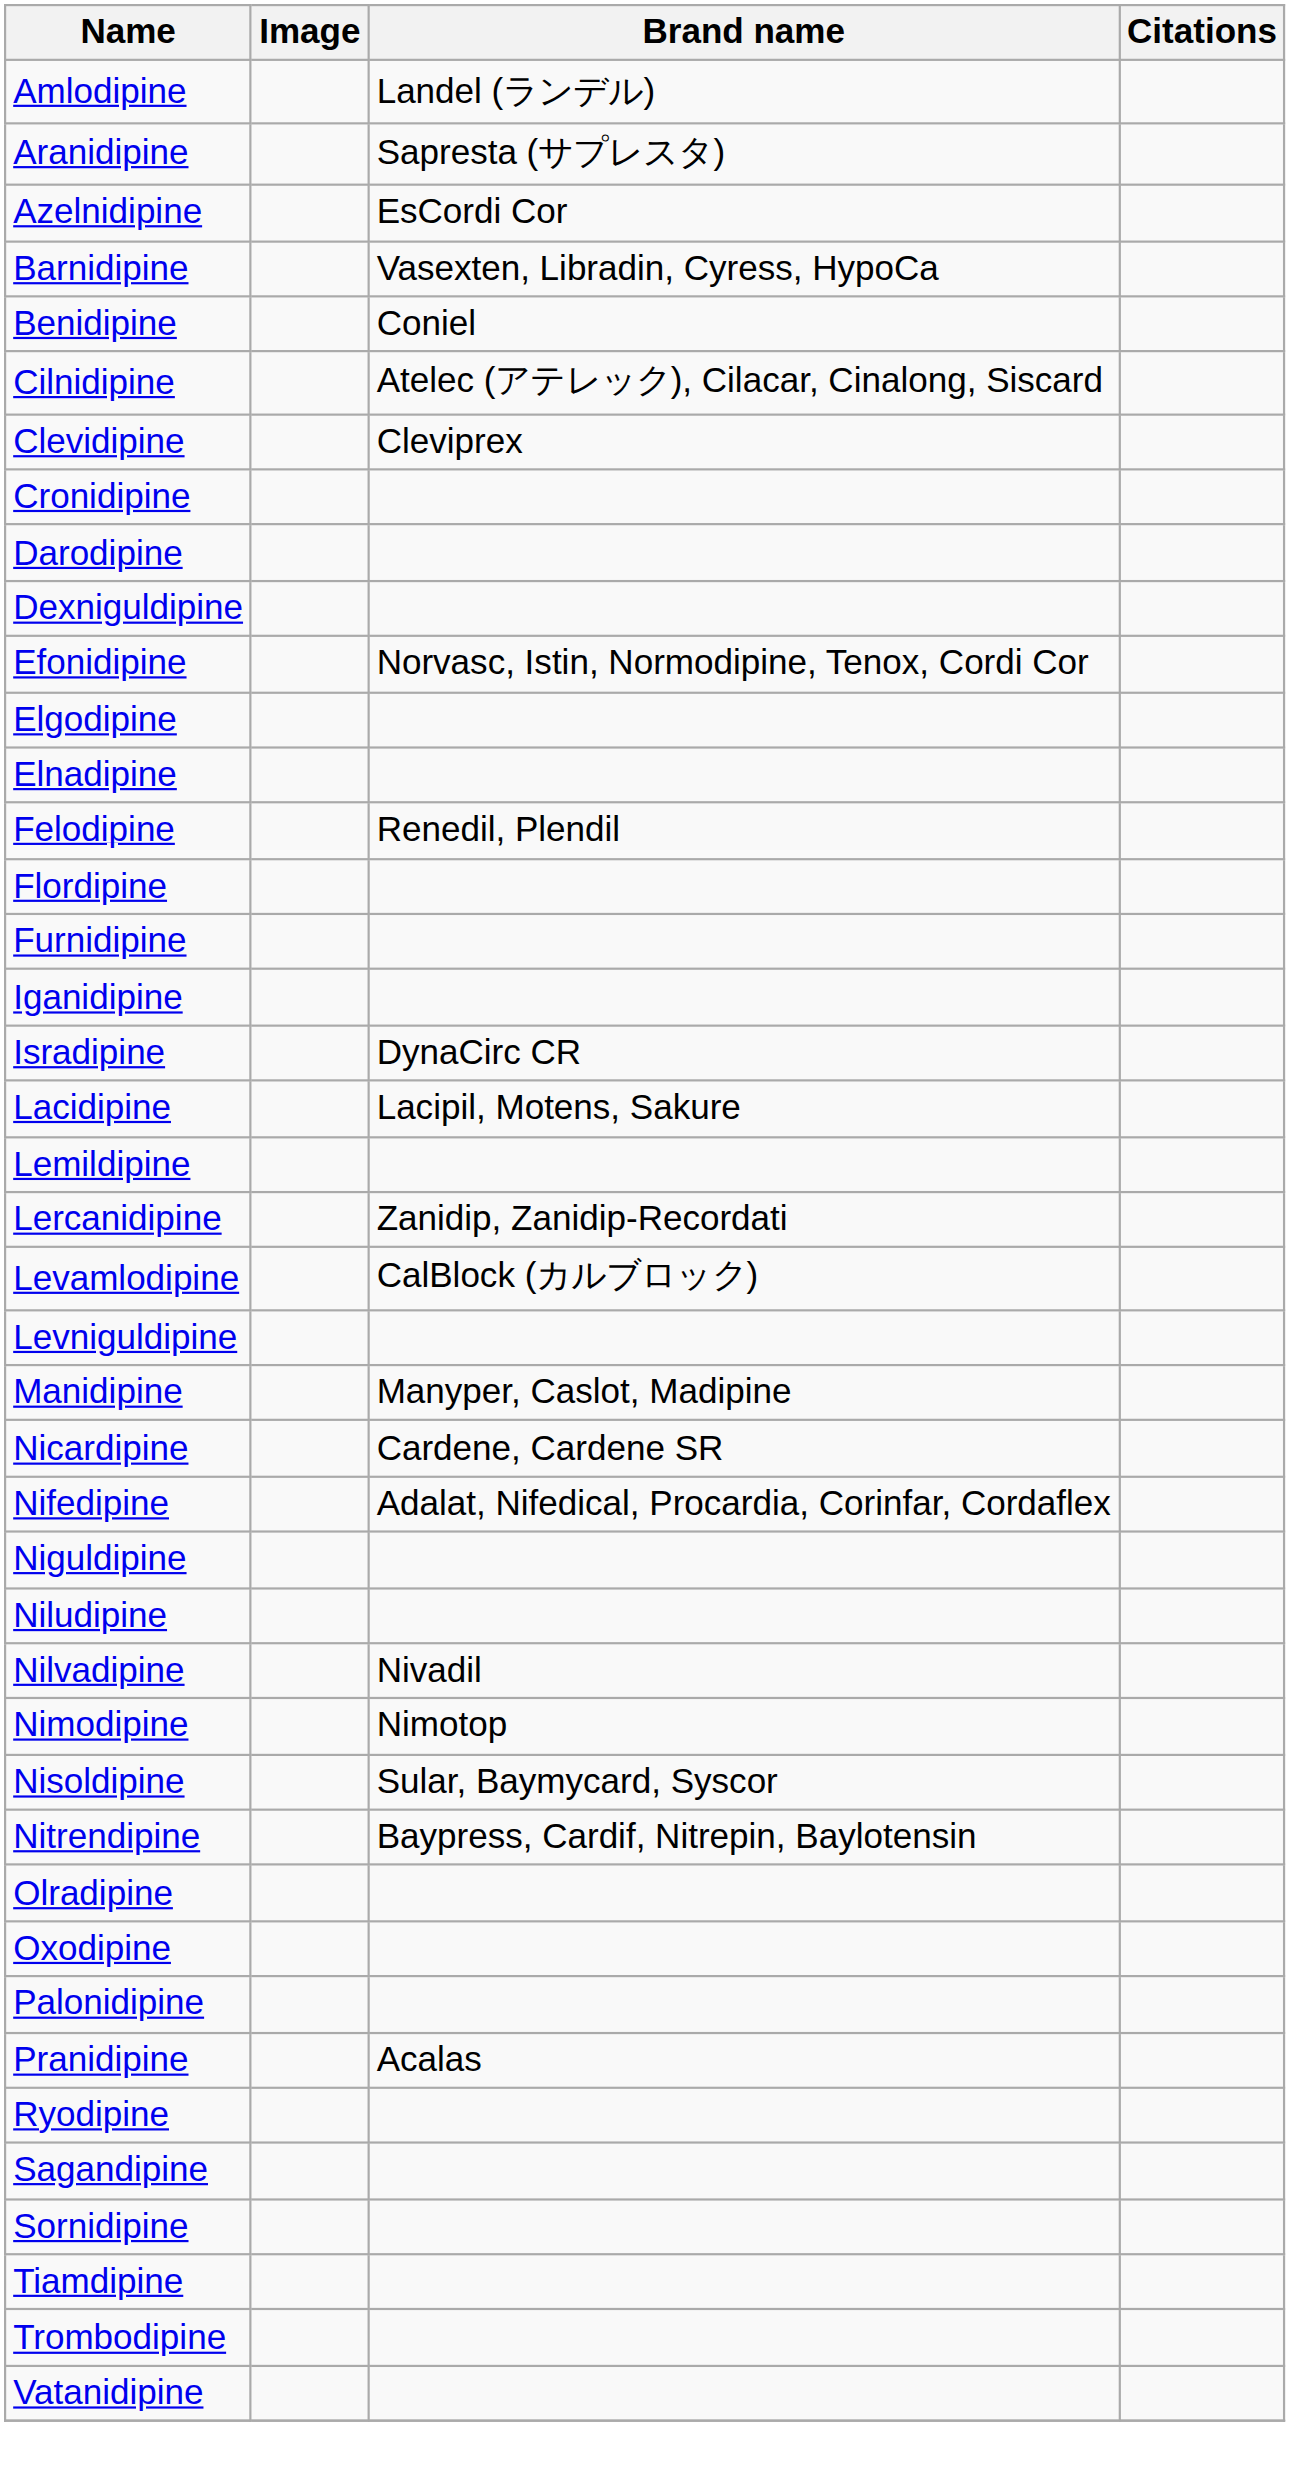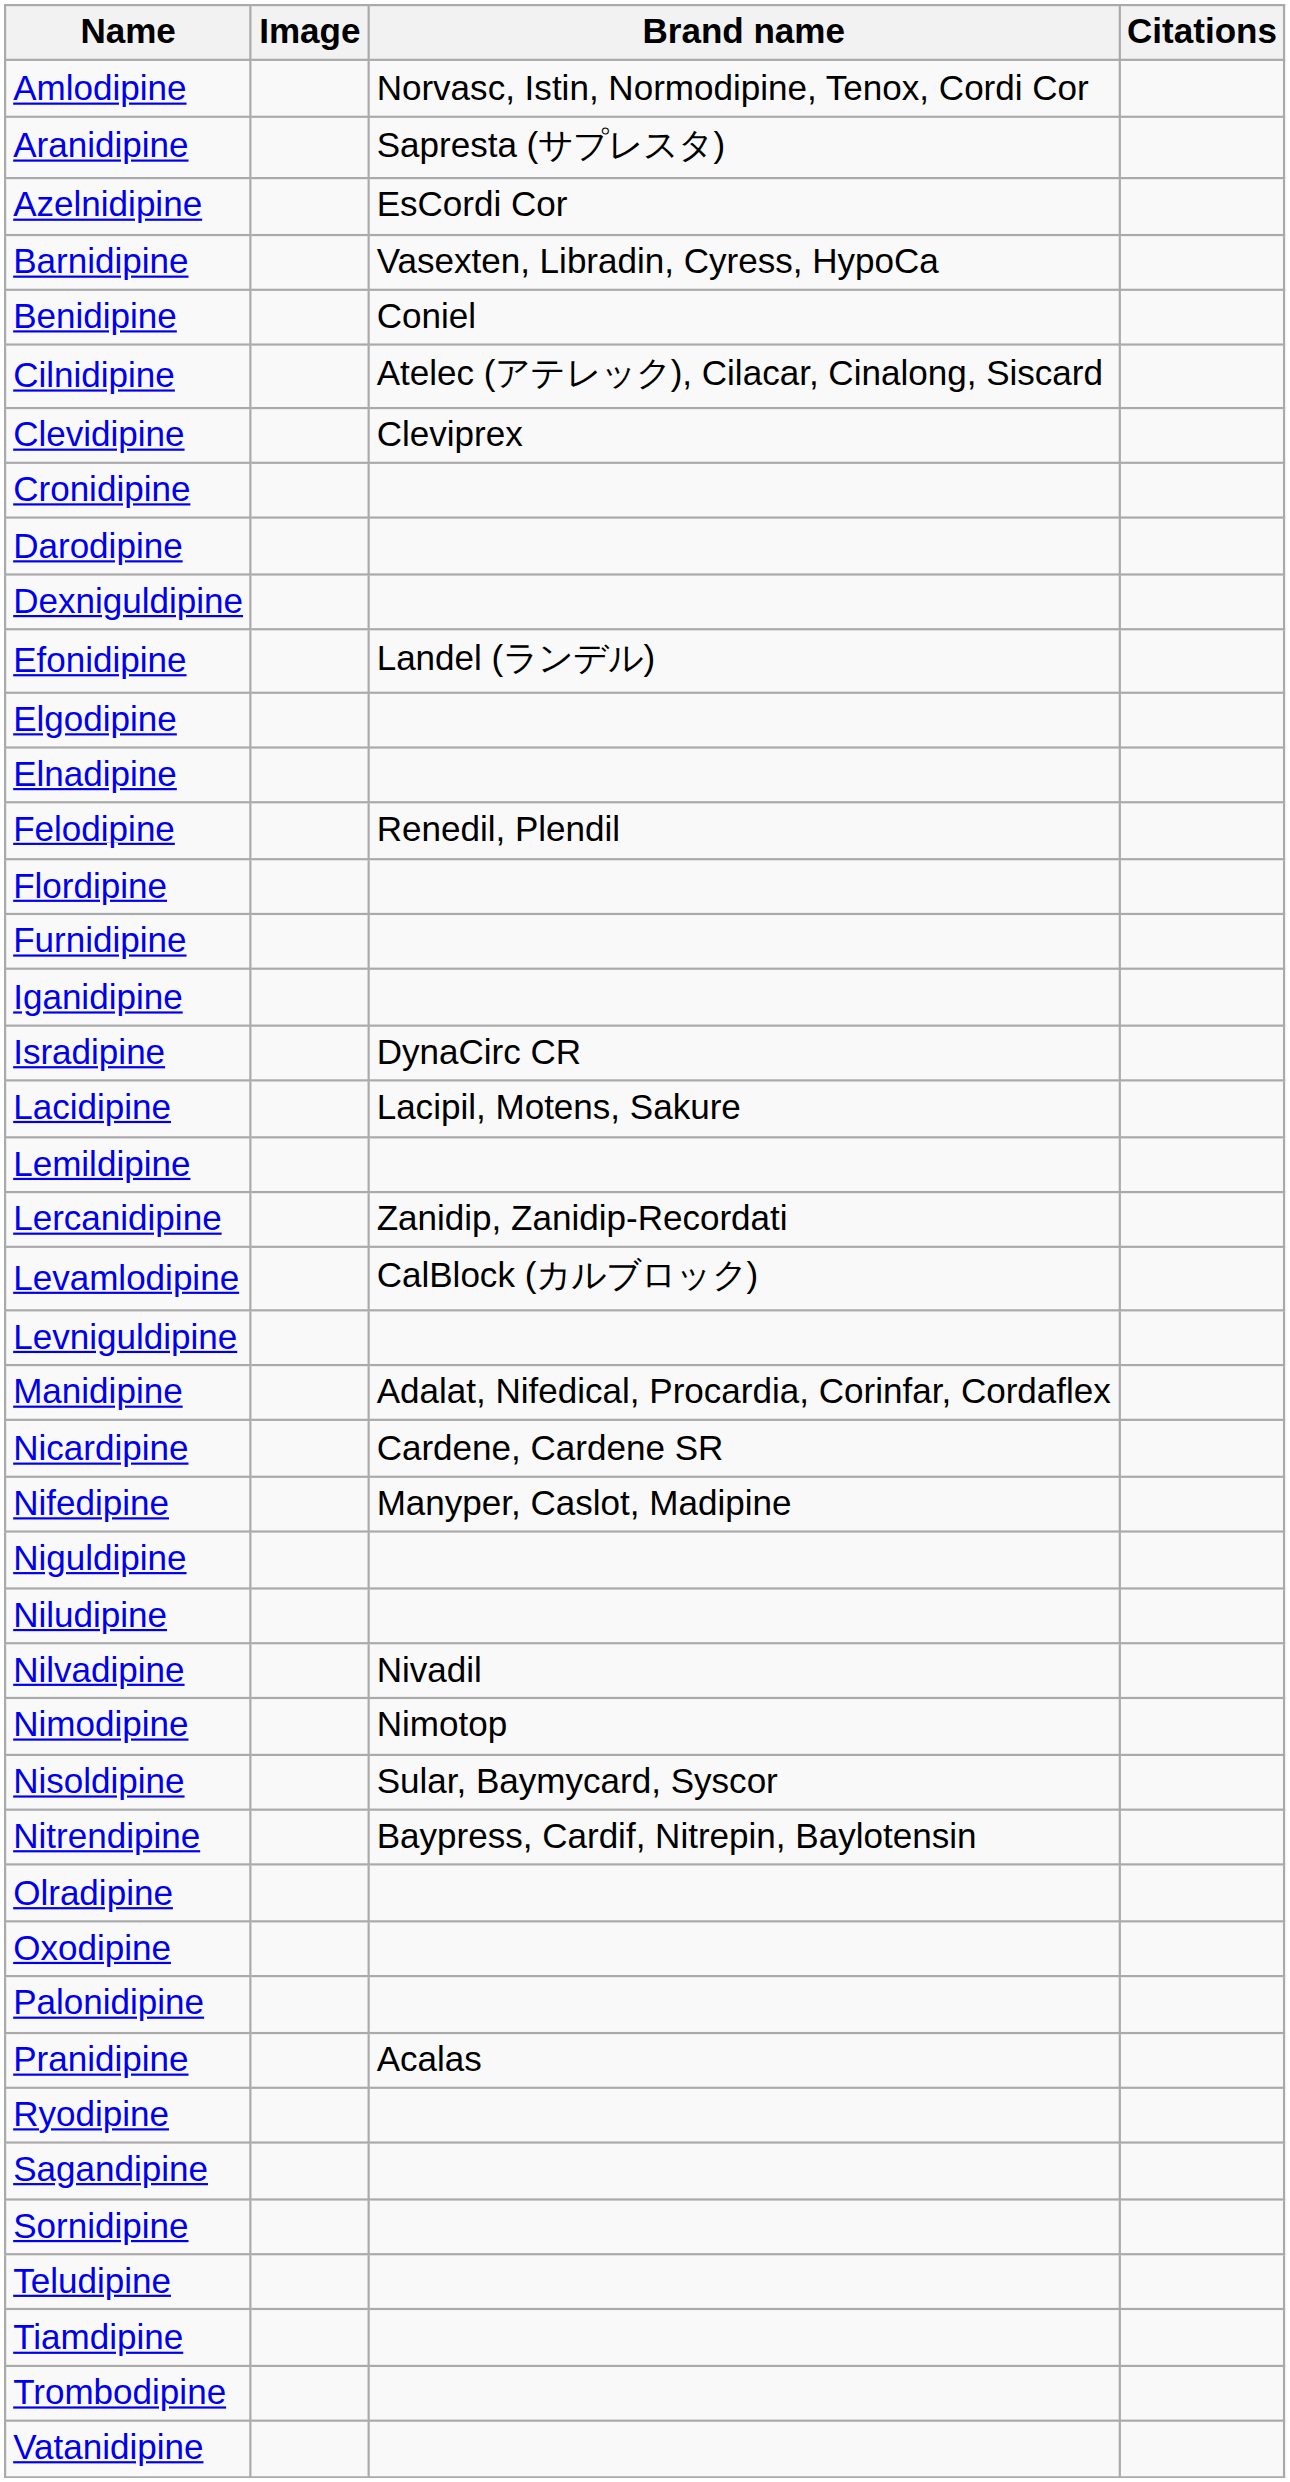(516, 90) Landel (ランデル) -> (733, 87) Norvasc, Istin, Normodipine, Tenox, Cordi Cor
(733, 663) Norvasc, Istin, Normodipine, Tenox, Cordi Cor -> (516, 658) Landel (ランデル)
(584, 1392) Manyper, Caslot, Madipine -> (744, 1392) Adalat, Nifedical, Procardia, Corinfar, Cordaflex
(744, 1503) Adalat, Nifedical, Procardia, Corinfar, Cordaflex -> (584, 1503) Manyper, Caslot, Madipine
+ row: (92, 2281)
